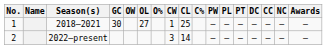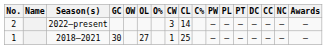rows swapped: (78, 24) <-> (78, 38)
